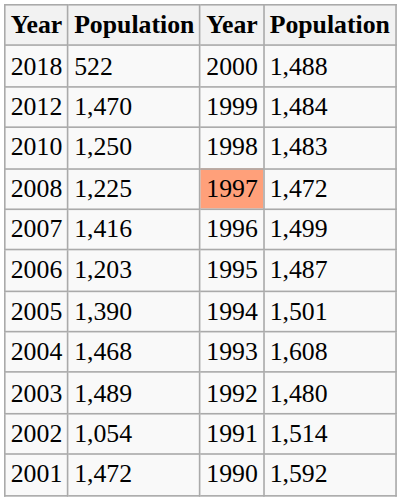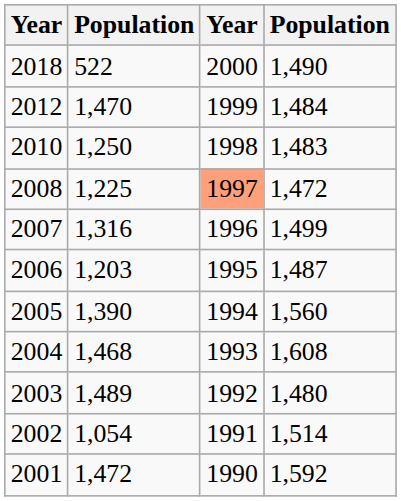(299, 65) 1,488 -> (299, 65) 1,490
(103, 229) 1,416 -> (103, 229) 1,316
(299, 310) 1,501 -> (299, 310) 1,560
